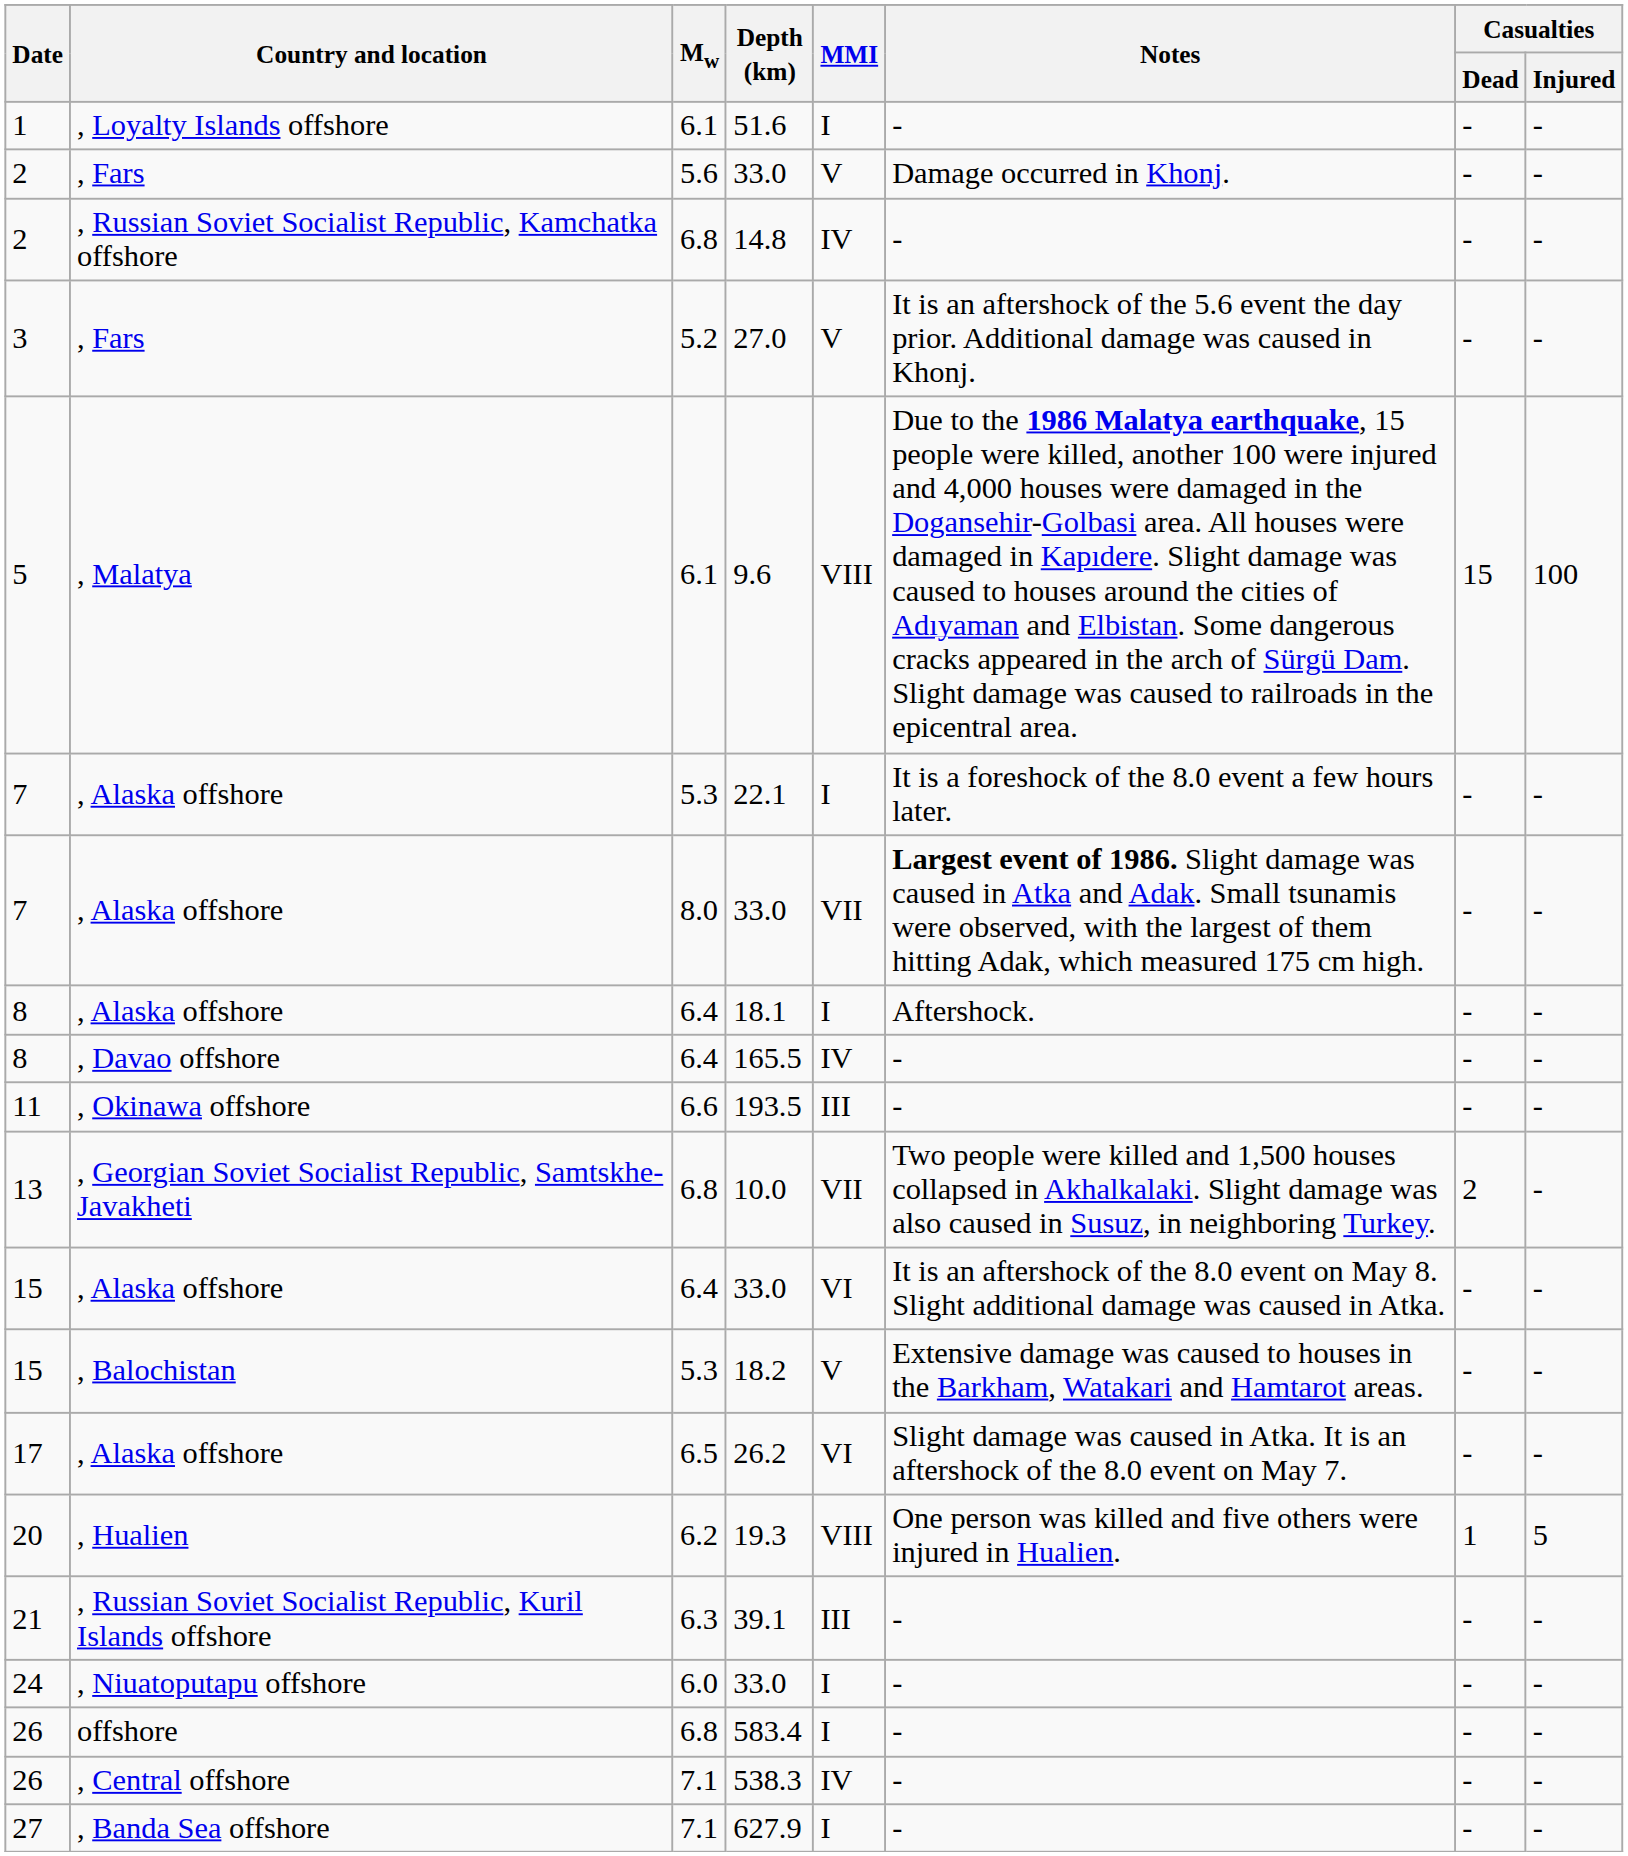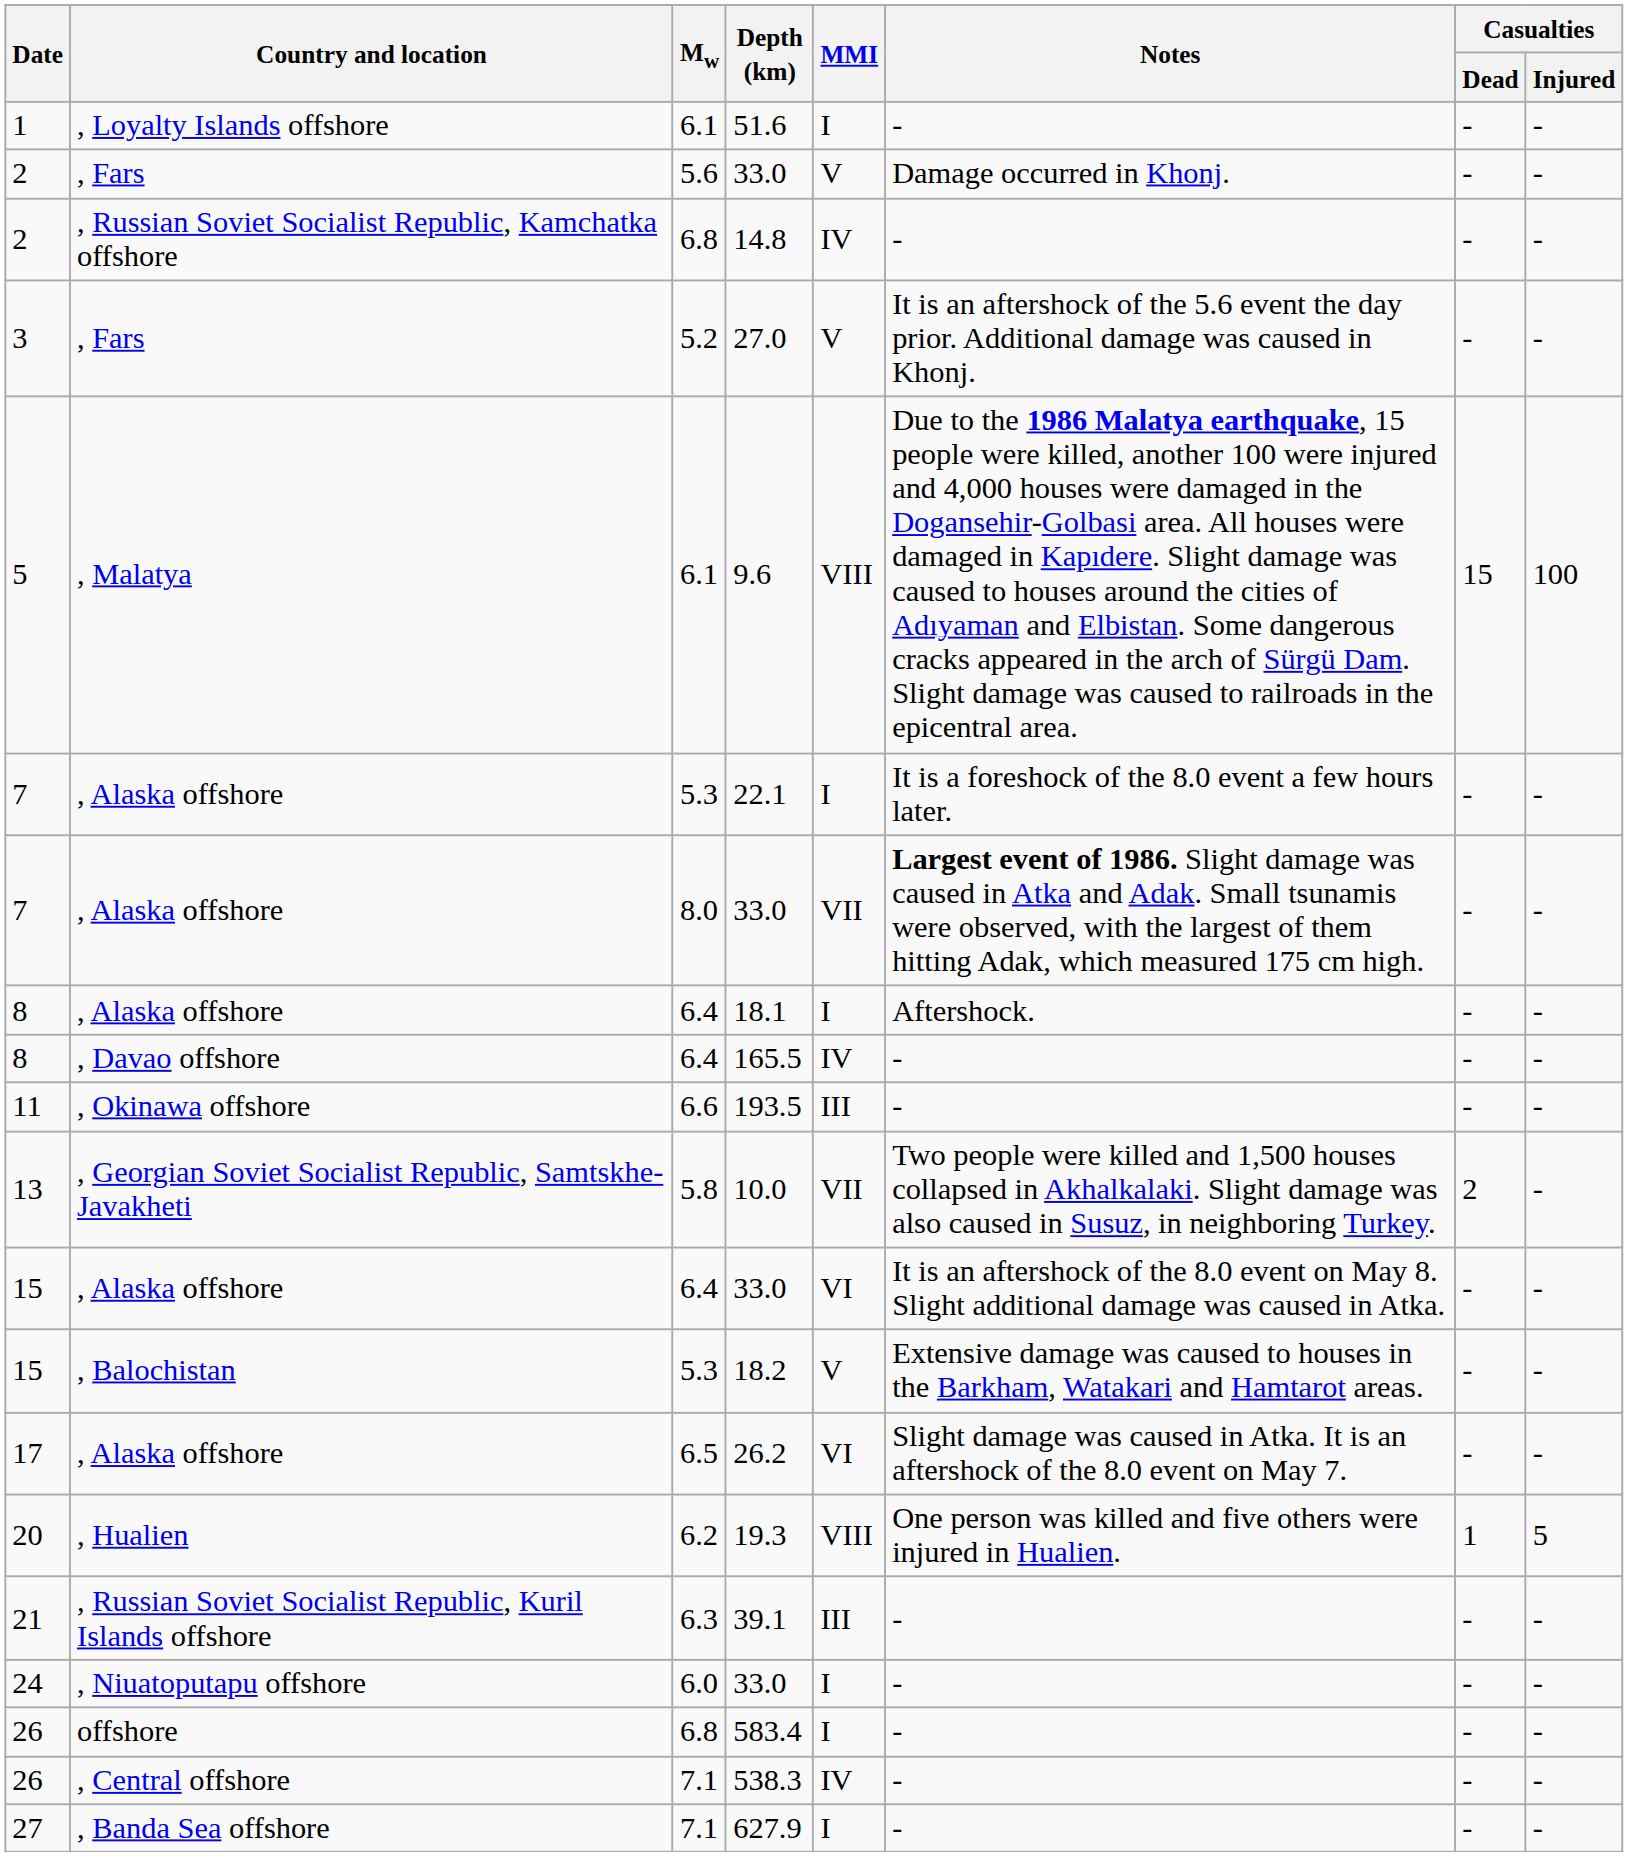(699, 1188) 6.8 -> (699, 1188) 5.8
